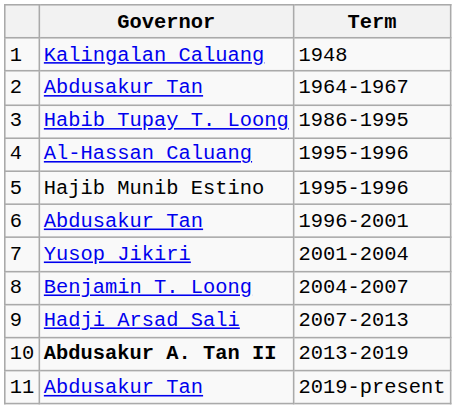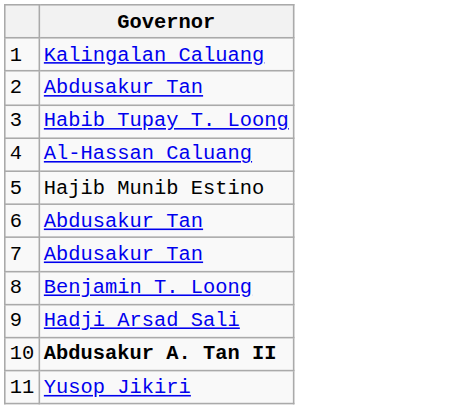- column: (372, 21)
(117, 254) Yusop Jikiri -> (123, 254) Abdusakur Tan
(123, 387) Abdusakur Tan -> (117, 387) Yusop Jikiri
